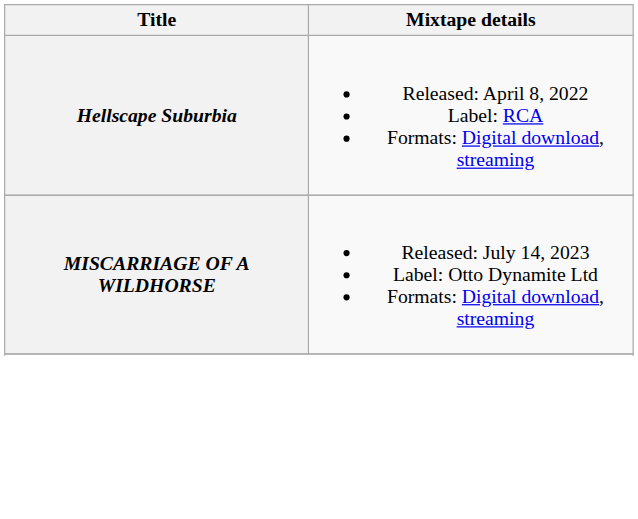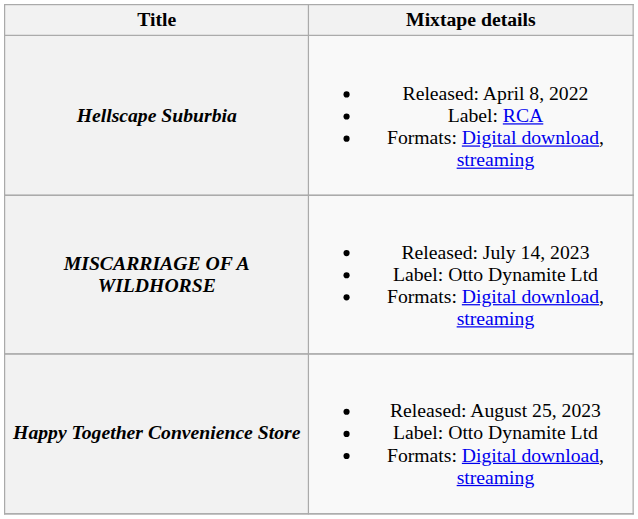+ row: (157, 433)
